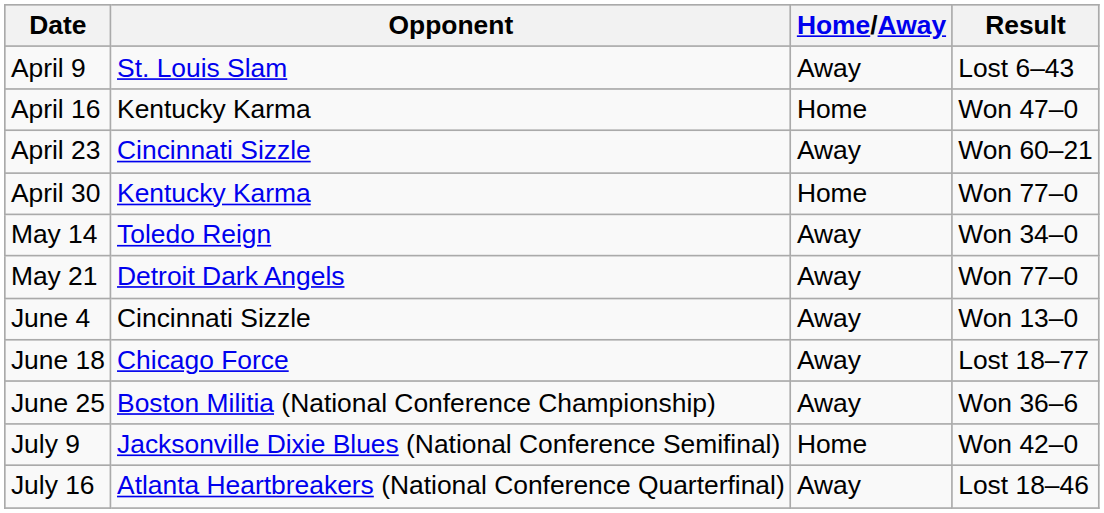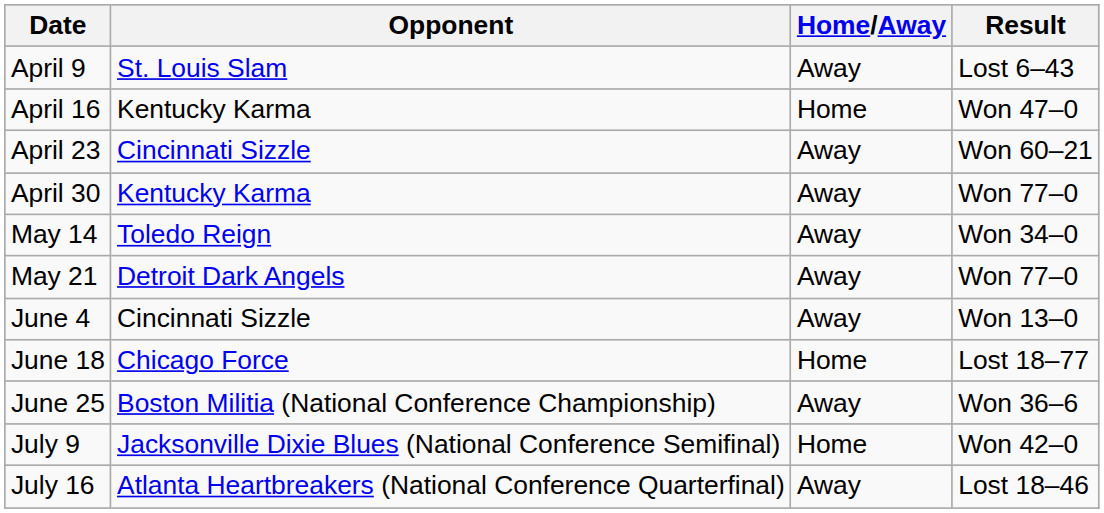(832, 192) Home -> (829, 192) Away
(829, 360) Away -> (832, 360) Home
